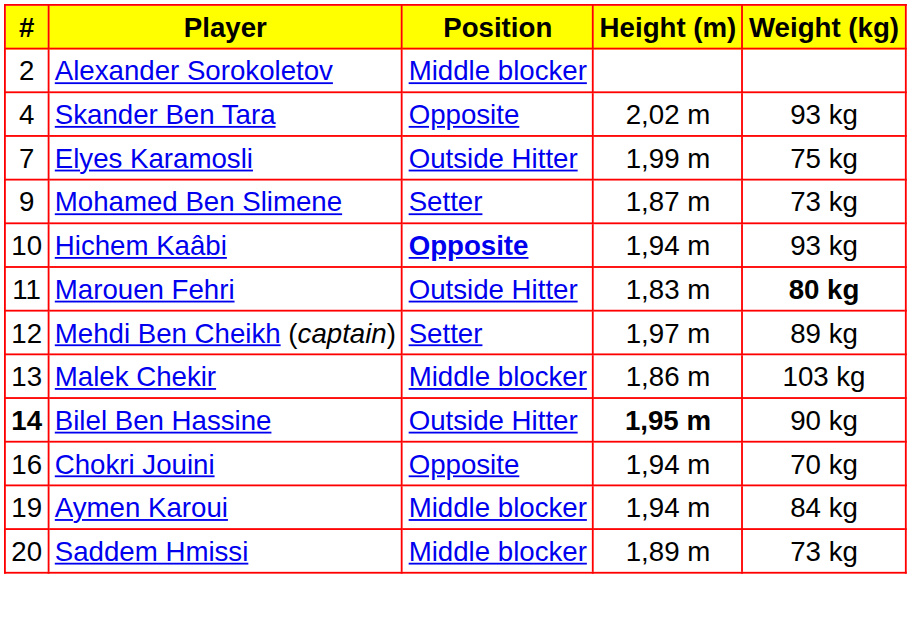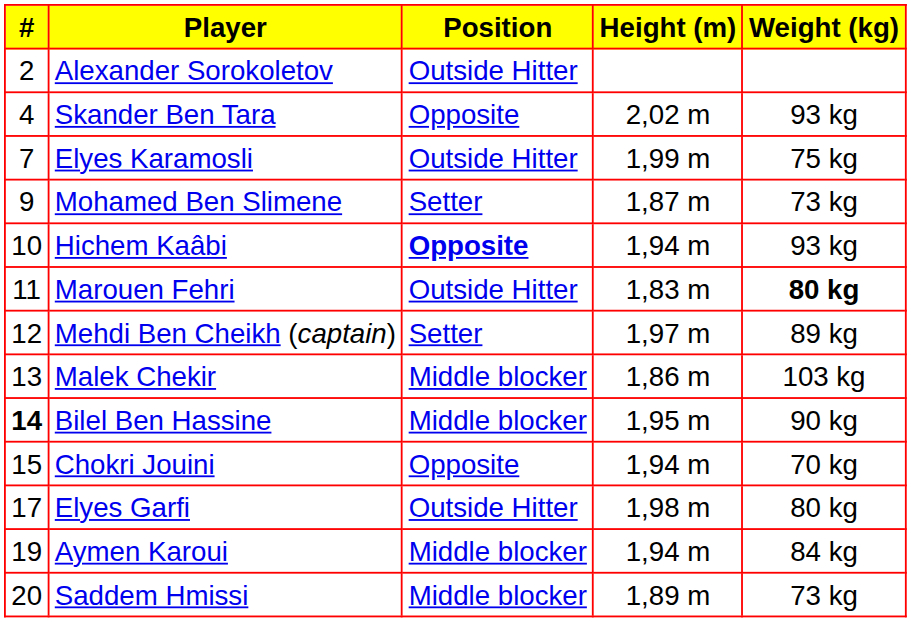(498, 70) Middle blocker -> (493, 70) Outside Hitter
(493, 420) Outside Hitter -> (498, 420) Middle blocker
(668, 420) bold -> (668, 420) normal
(27, 464) 16 -> (27, 464) 15
+ row: (122, 507)
